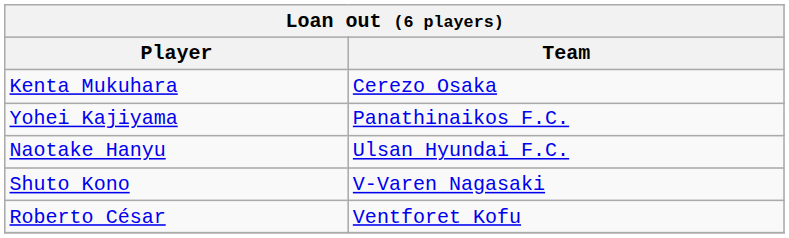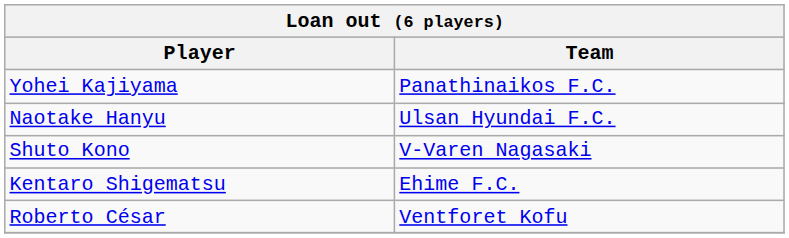- row: (94, 86)
+ row: (118, 184)
